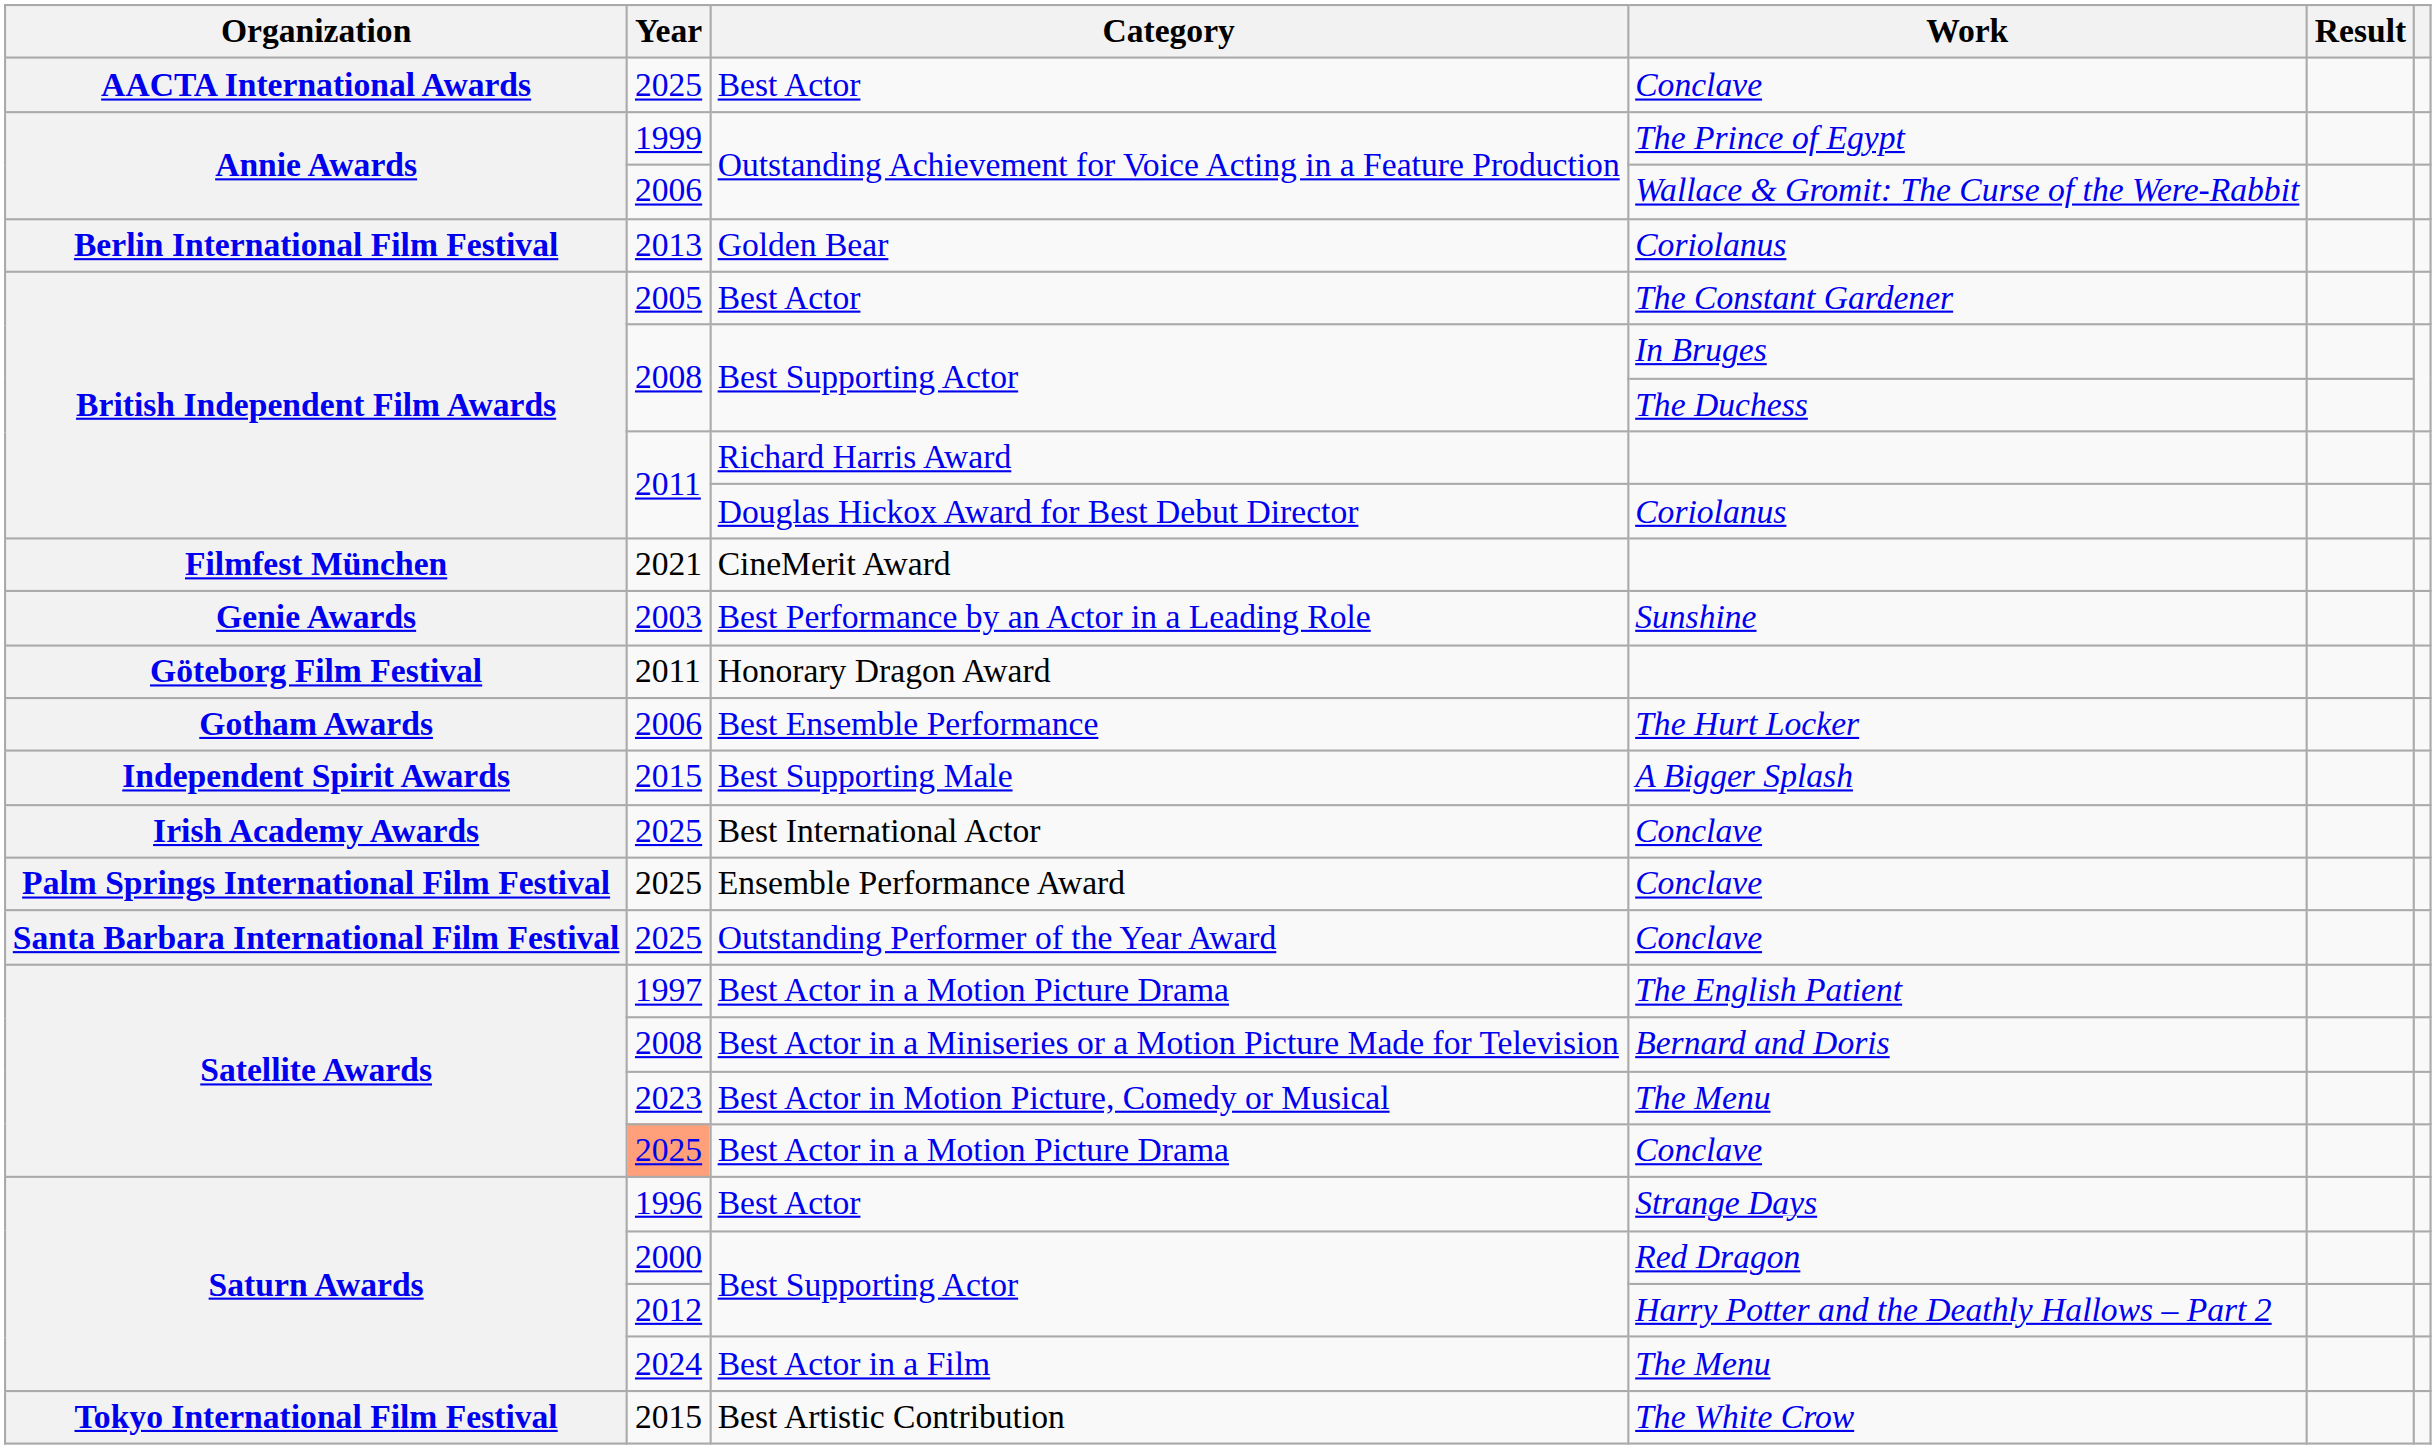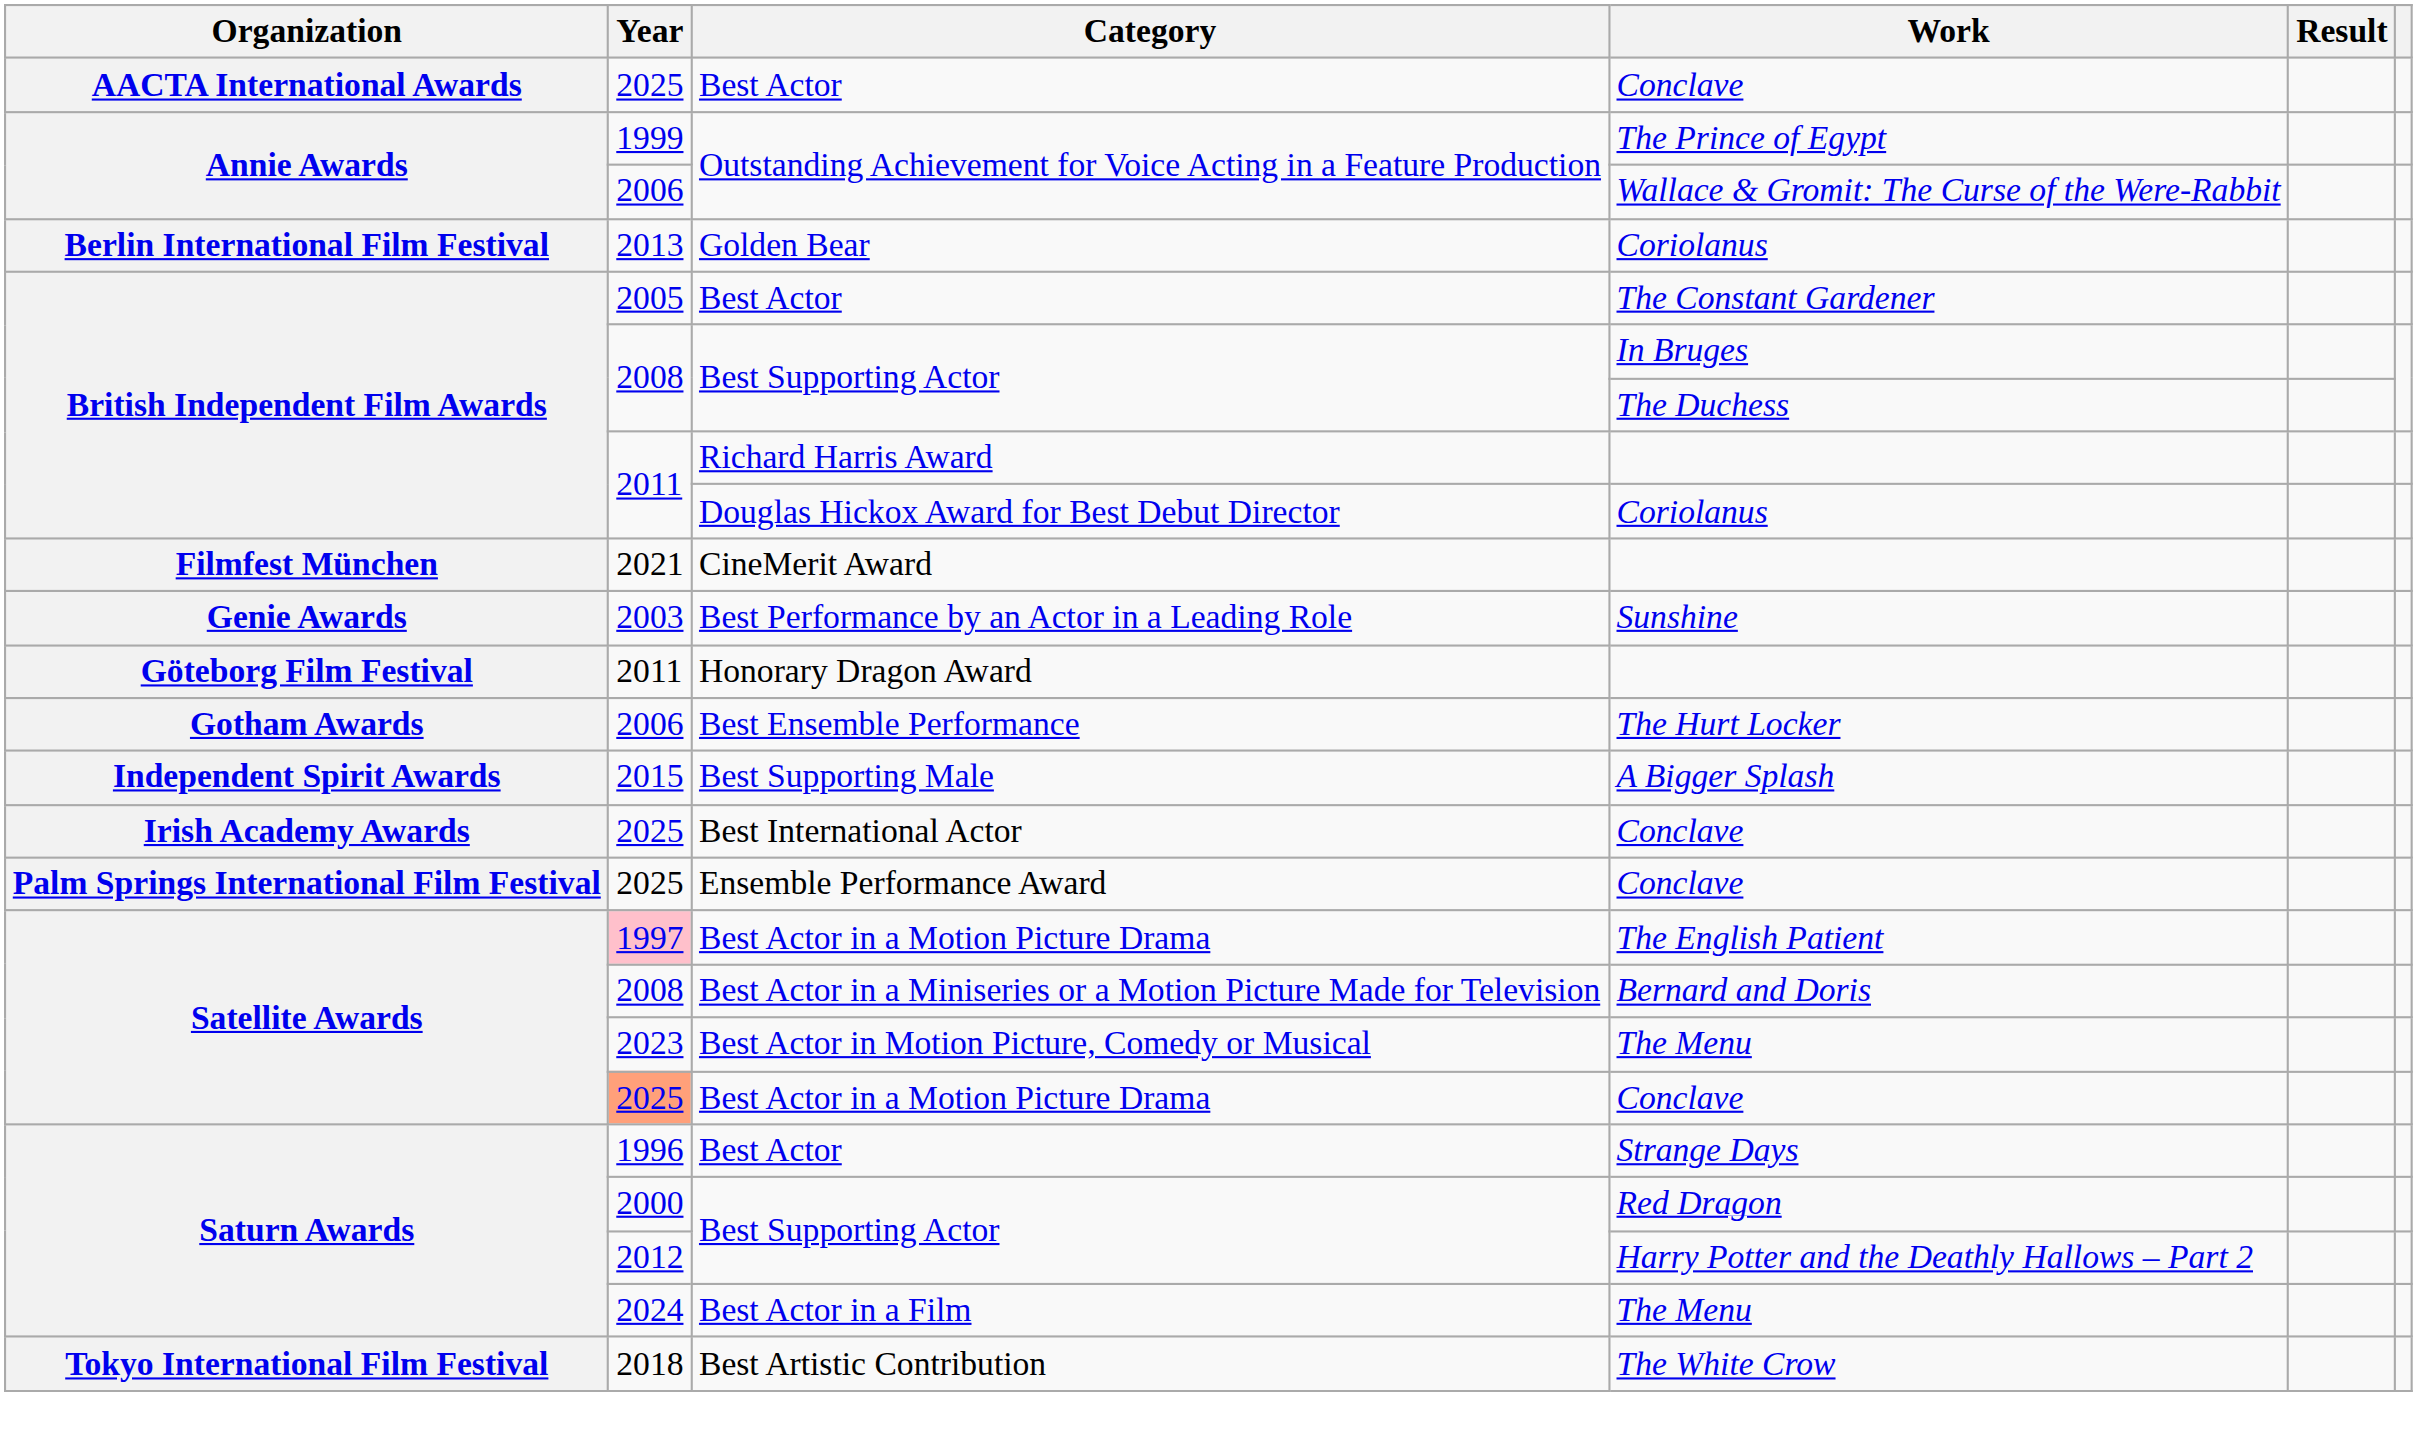- row: (997, 937)
(669, 990) no background -> (650, 937) pink background
(669, 1416) 2015 -> (650, 1363) 2018
